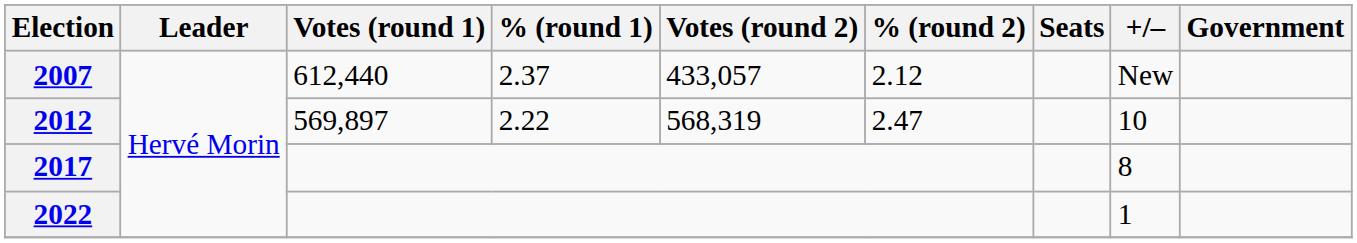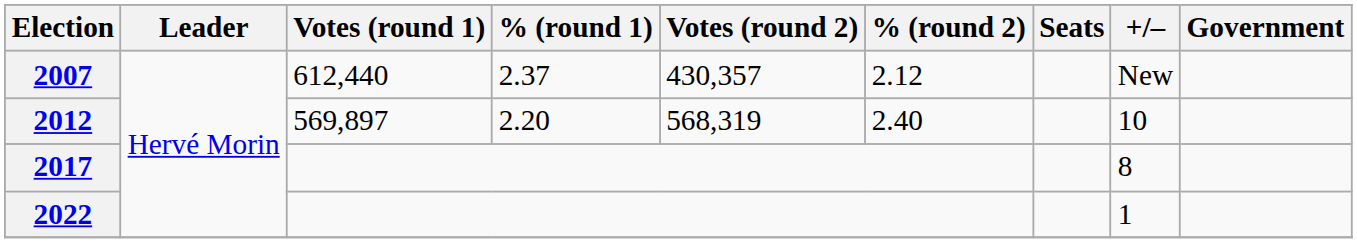(714, 74) 433,057 -> (714, 74) 430,357
(524, 120) 2.22 -> (524, 120) 2.20
(897, 120) 2.47 -> (897, 120) 2.40
